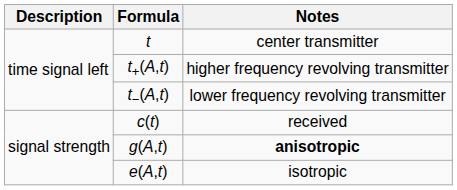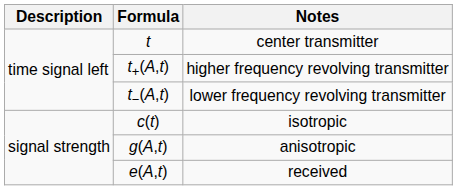(318, 122) received -> (318, 122) isotropic
(318, 147) bold -> (318, 147) normal
(318, 172) isotropic -> (318, 172) received
